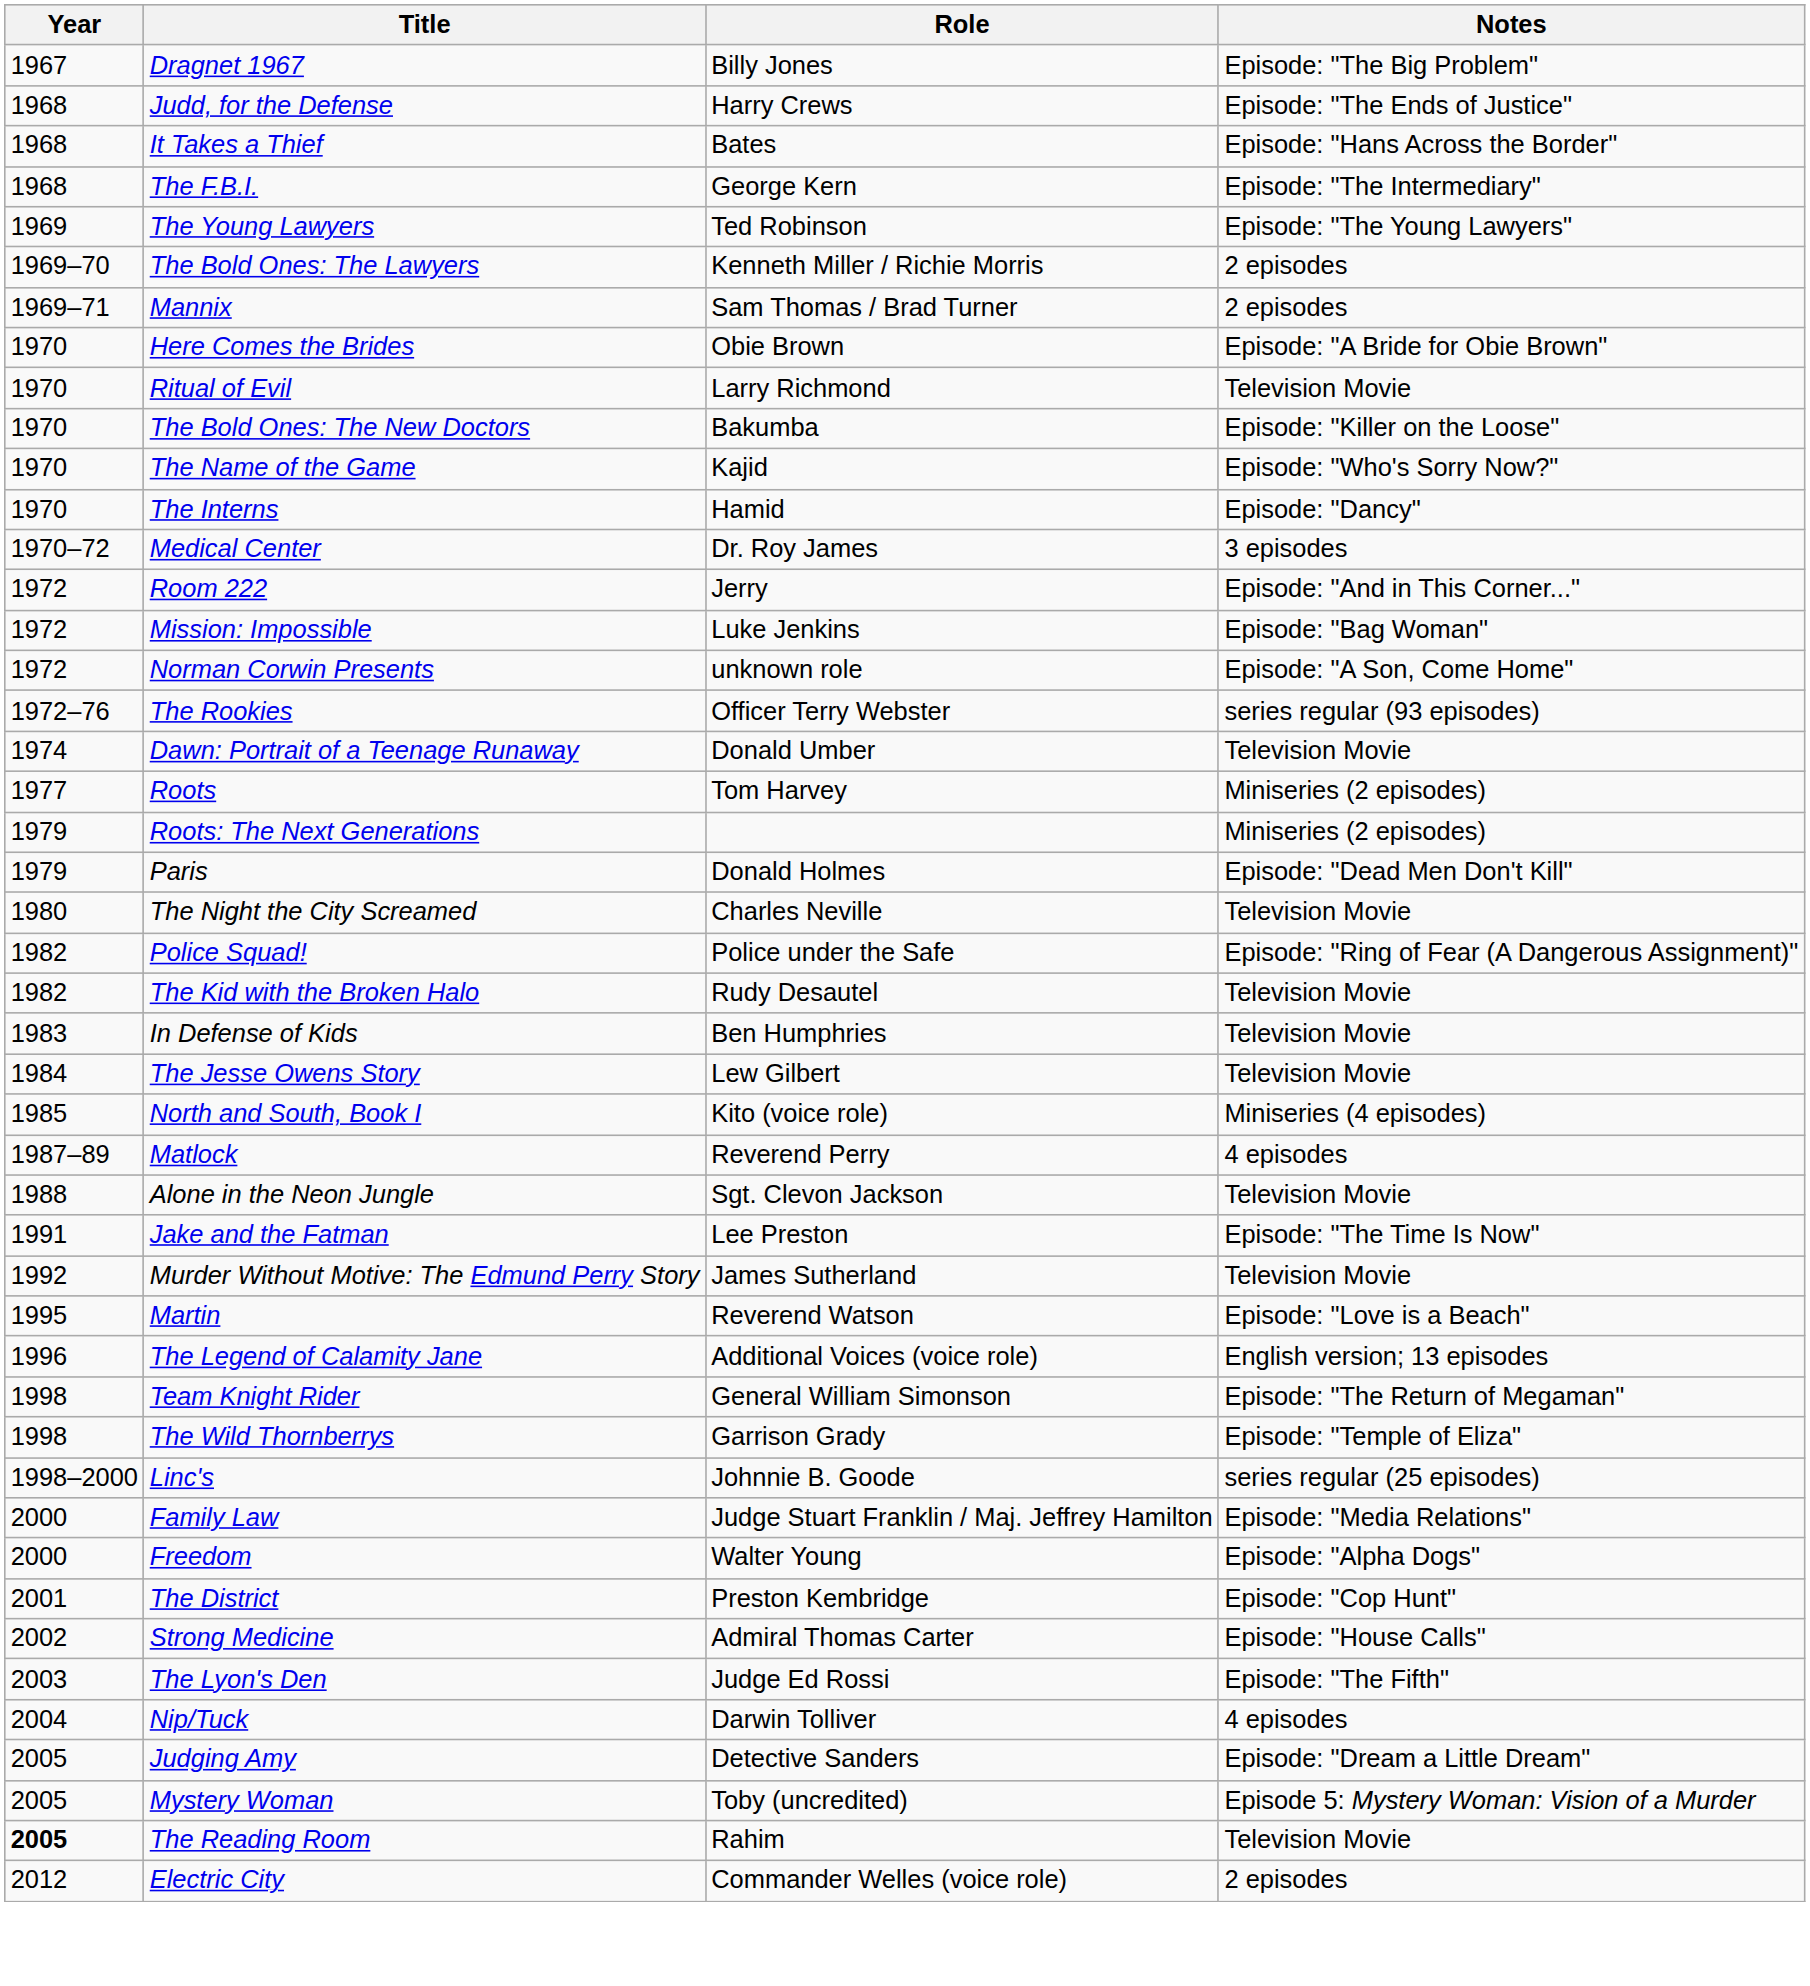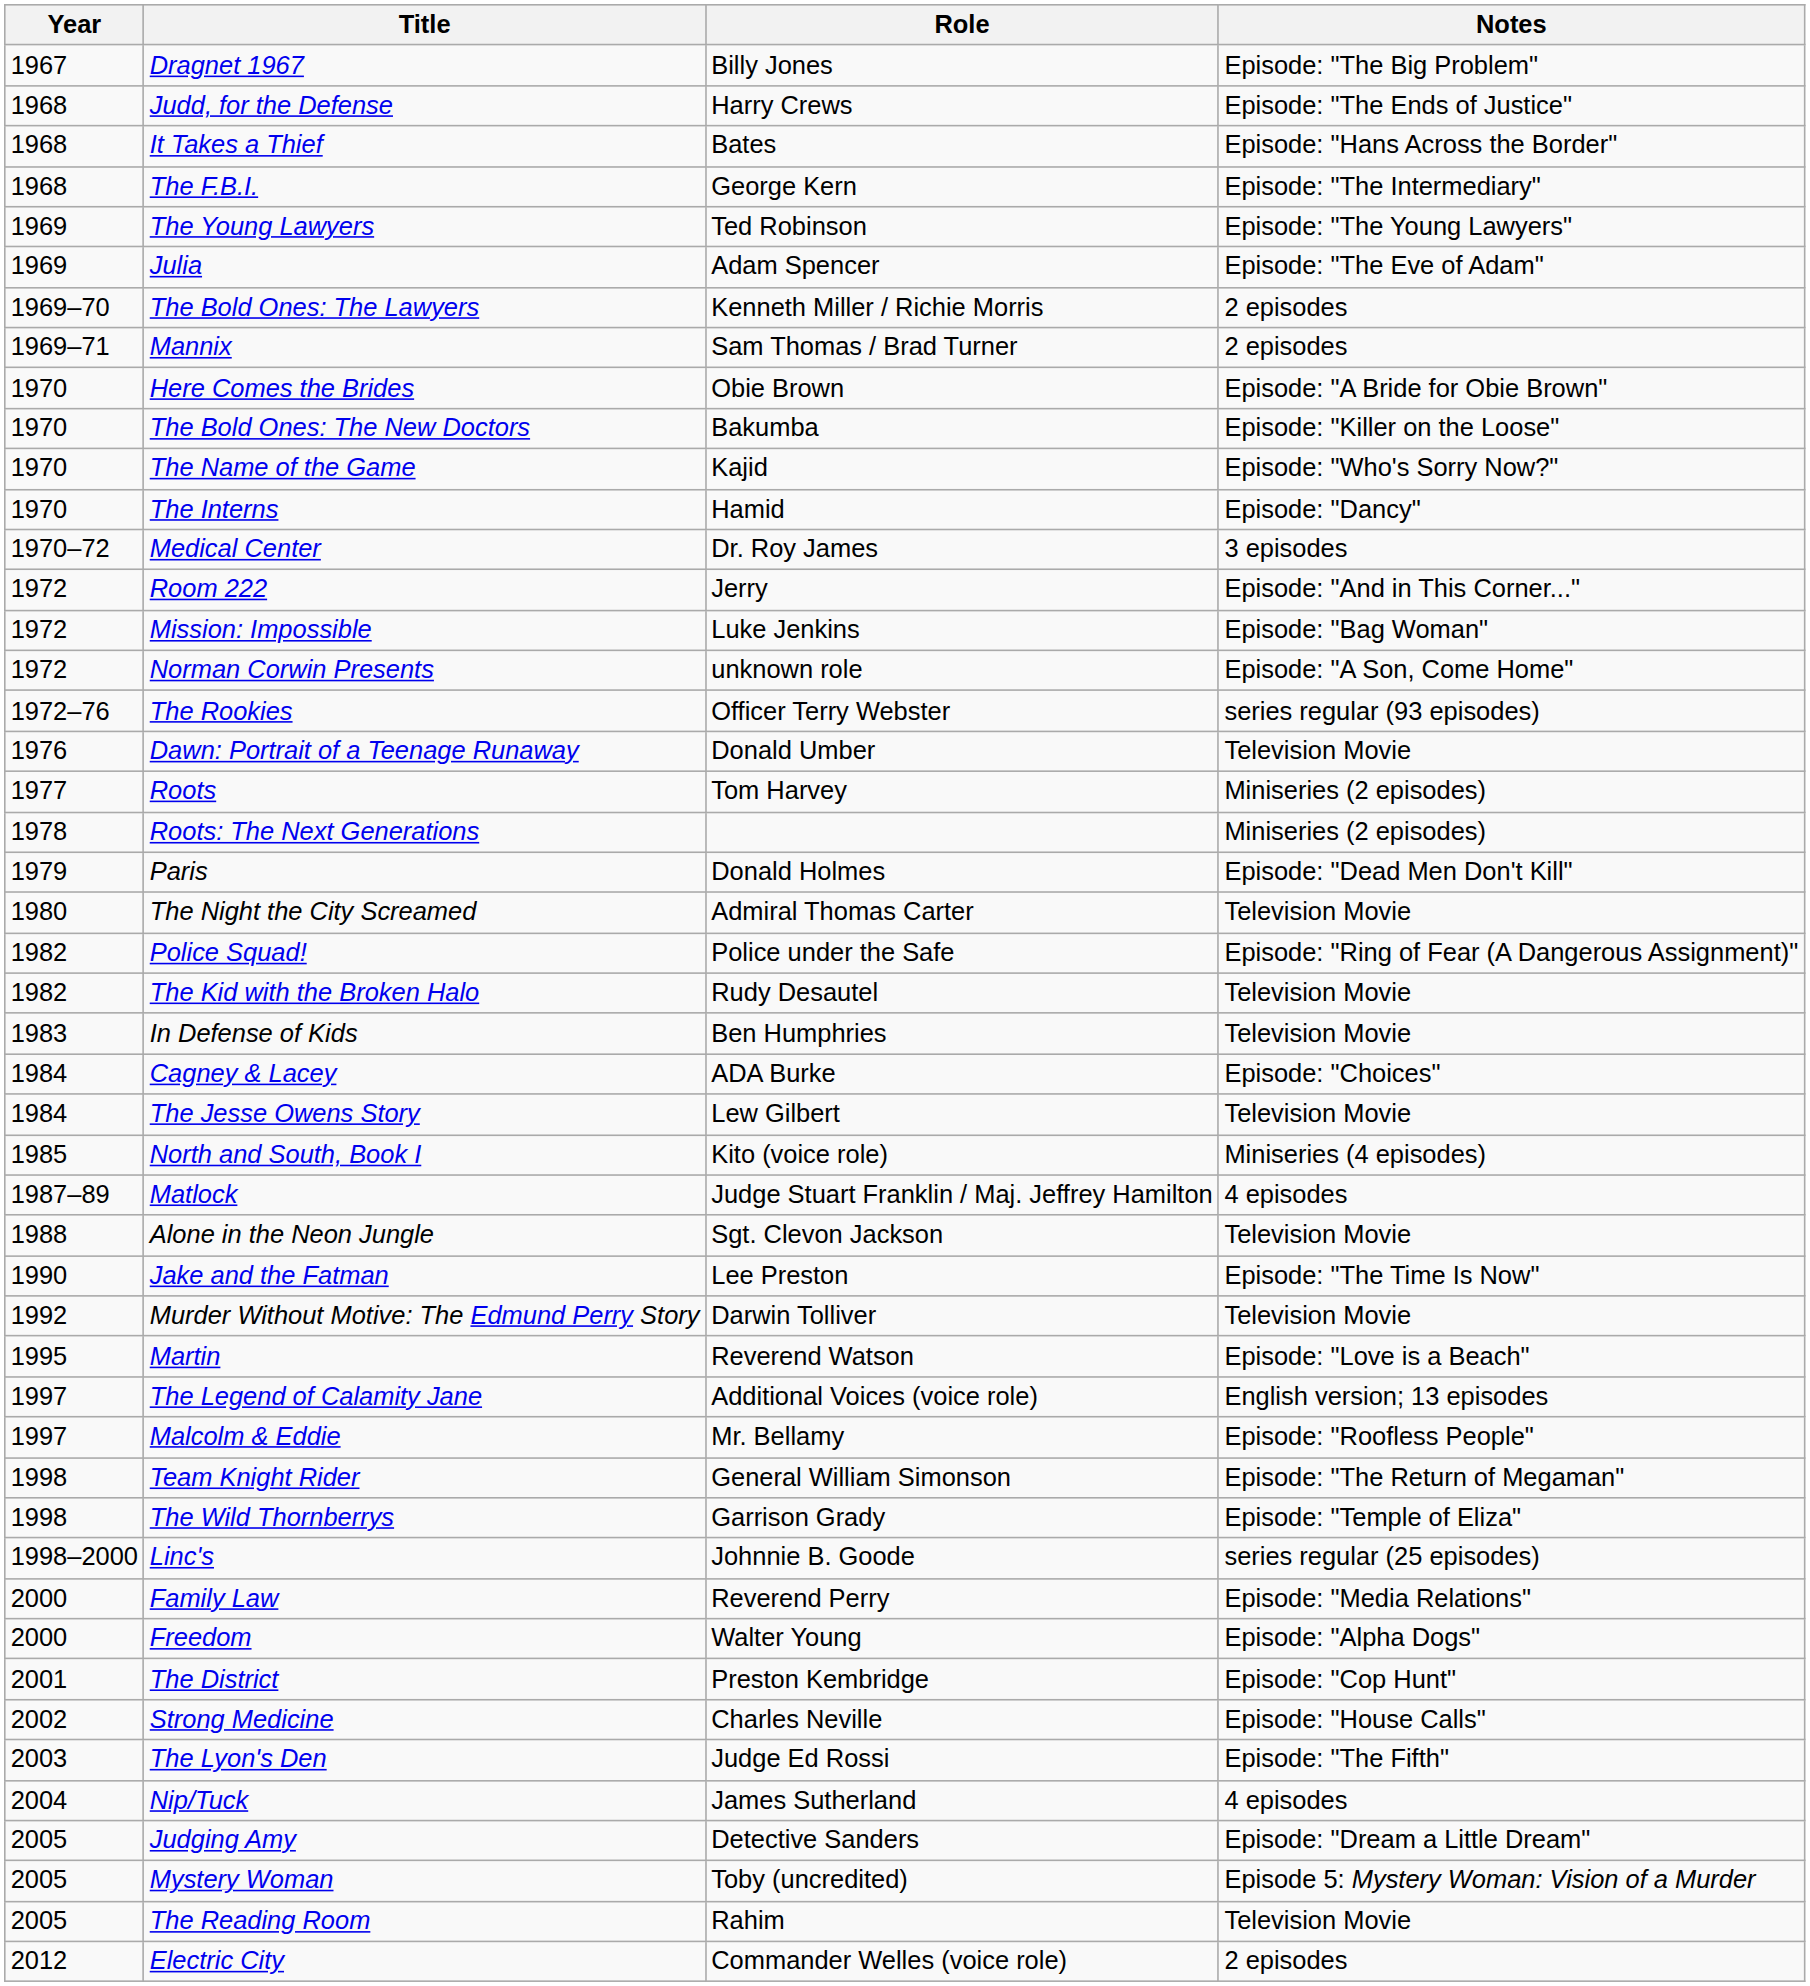+ row: (176, 266)
- row: (220, 387)
(39, 750) 1974 -> (39, 750) 1976
(39, 831) 1979 -> (39, 831) 1978
(797, 912) Charles Neville -> (842, 912) Admiral Thomas Carter
+ row: (243, 1073)
(800, 1154) Reverend Perry -> (962, 1194) Judge Stuart Franklin / Maj. Jeffrey Hamilton
(39, 1235) 1991 -> (39, 1275) 1990
(814, 1275) James Sutherland -> (794, 1315) Darwin Tolliver
(39, 1356) 1996 -> (39, 1396) 1997
+ row: (245, 1436)
(962, 1517) Judge Stuart Franklin / Maj. Jeffrey Hamilton -> (800, 1598) Reverend Perry
(842, 1638) Admiral Thomas Carter -> (797, 1719) Charles Neville
(794, 1719) Darwin Tolliver -> (814, 1799) James Sutherland
(39, 1840) bold -> (39, 1920) normal
